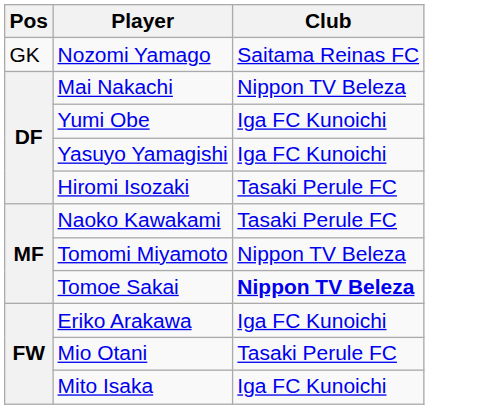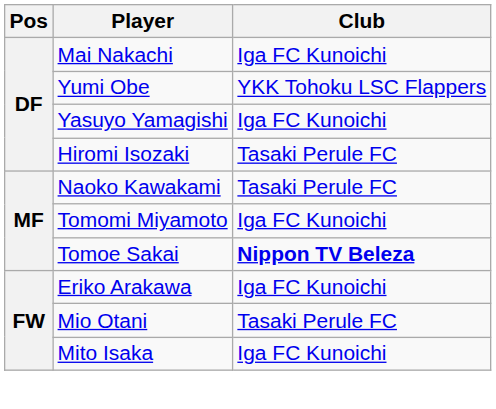- row: (134, 54)
(322, 87) Nippon TV Beleza -> (312, 54) Iga FC Kunoichi
(312, 120) Iga FC Kunoichi -> (362, 87) YKK Tohoku LSC Flappers
(322, 253) Nippon TV Beleza -> (312, 220) Iga FC Kunoichi
